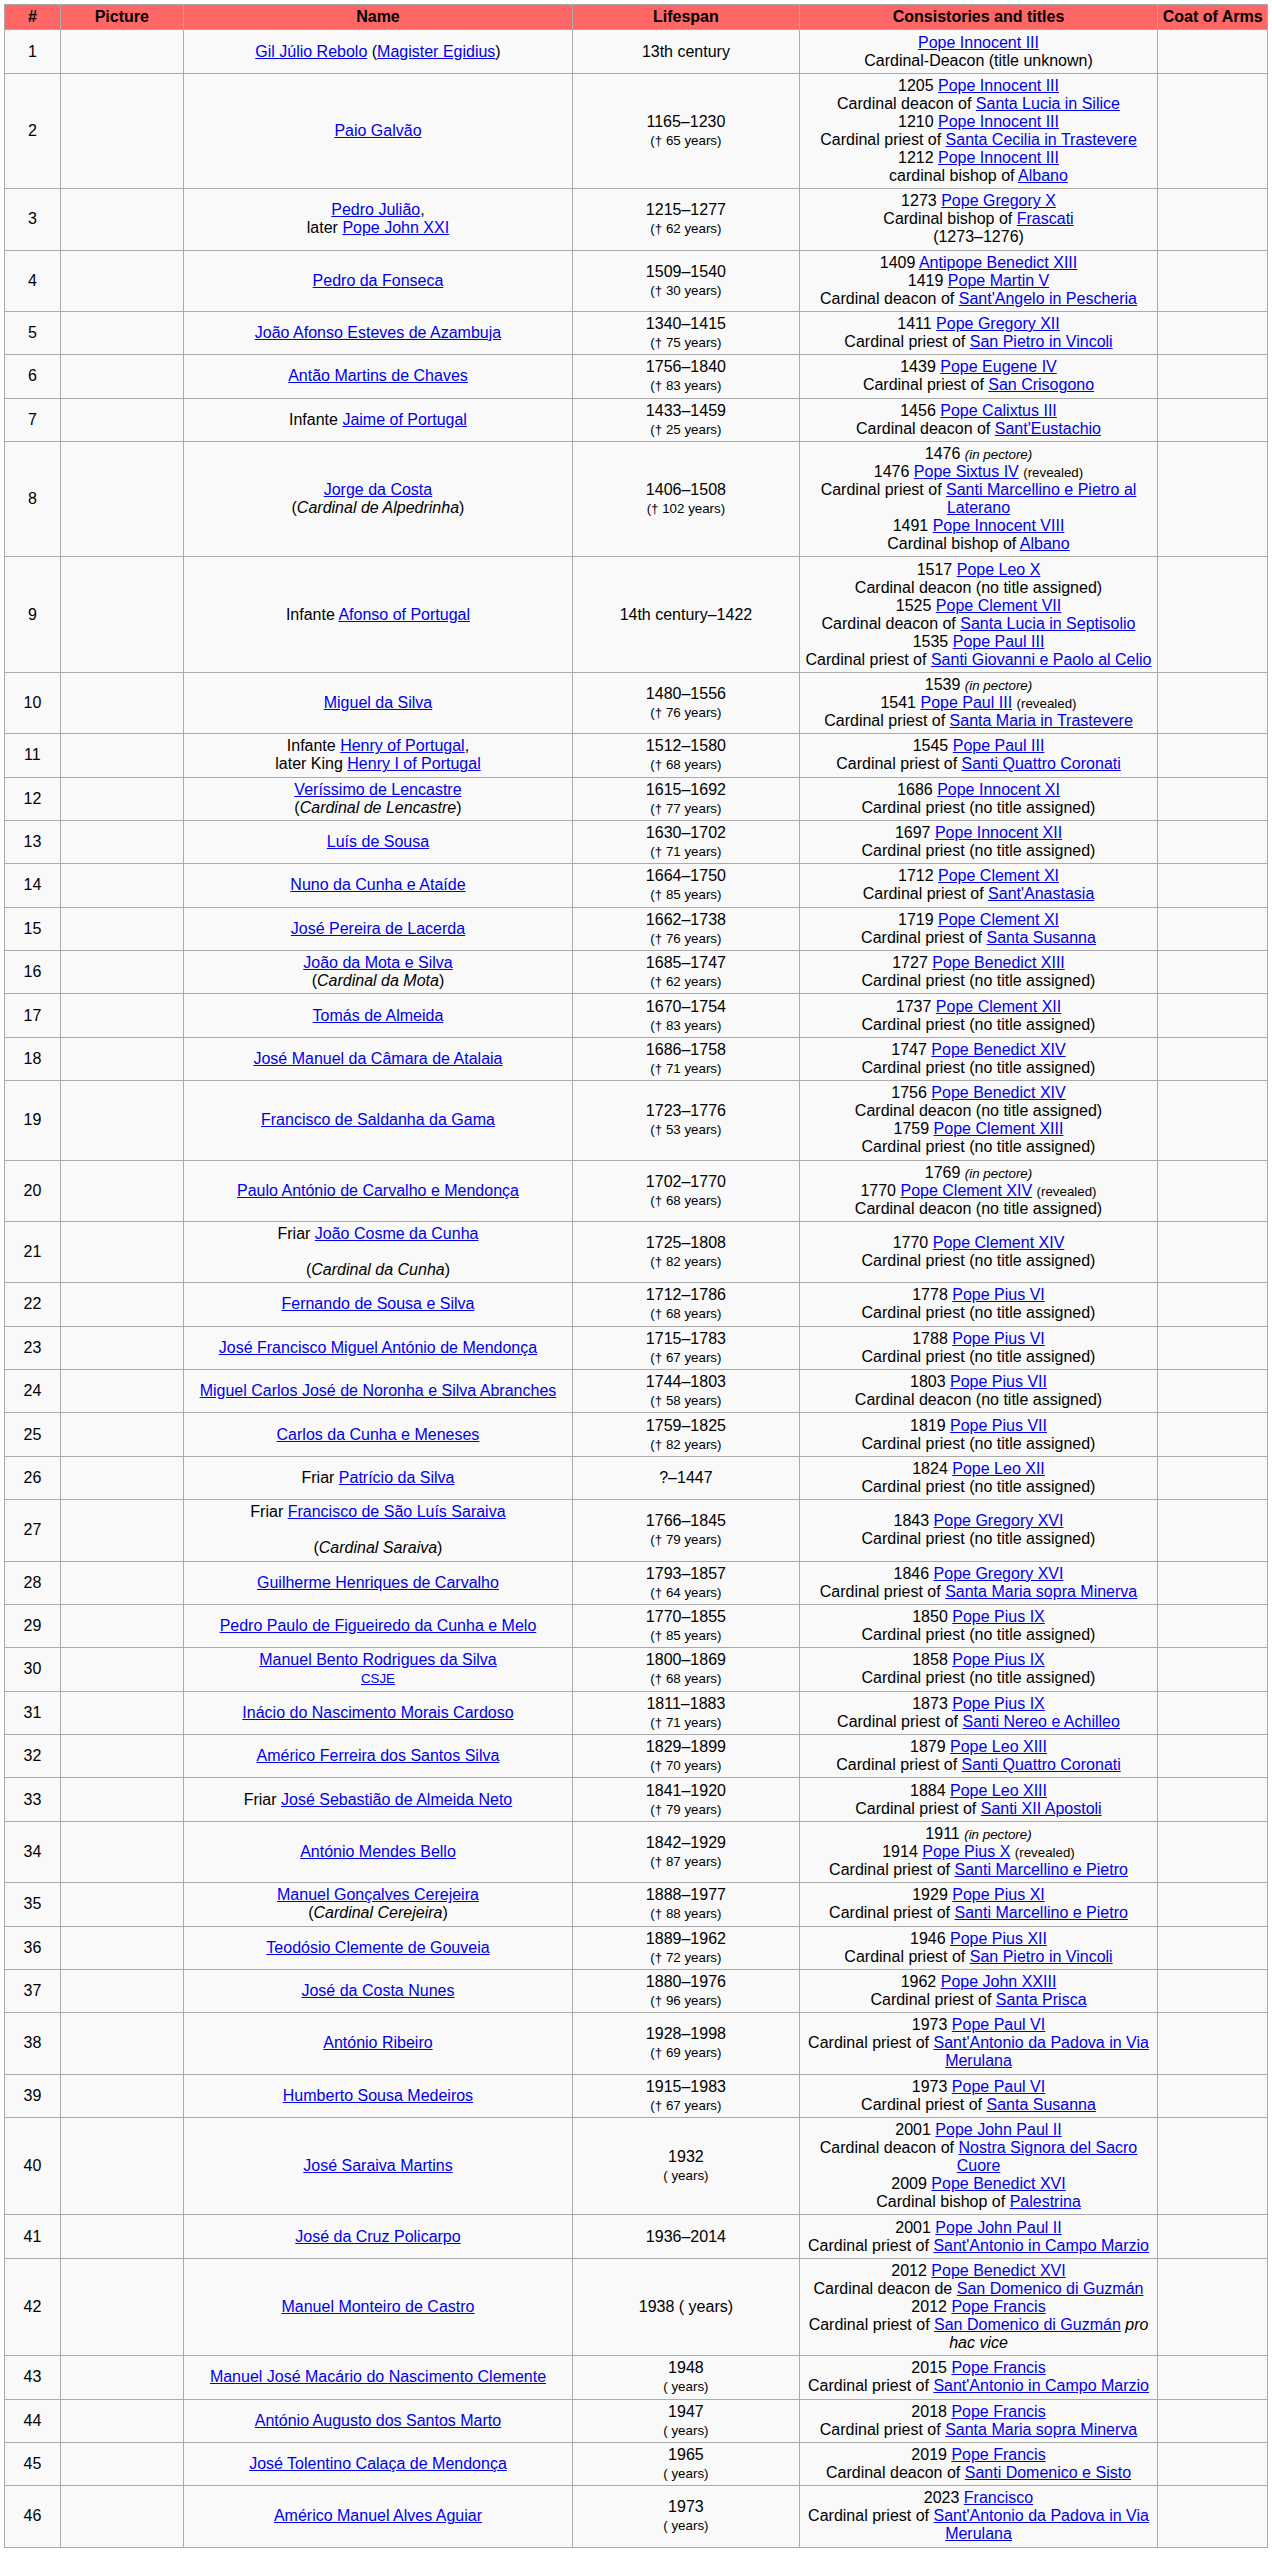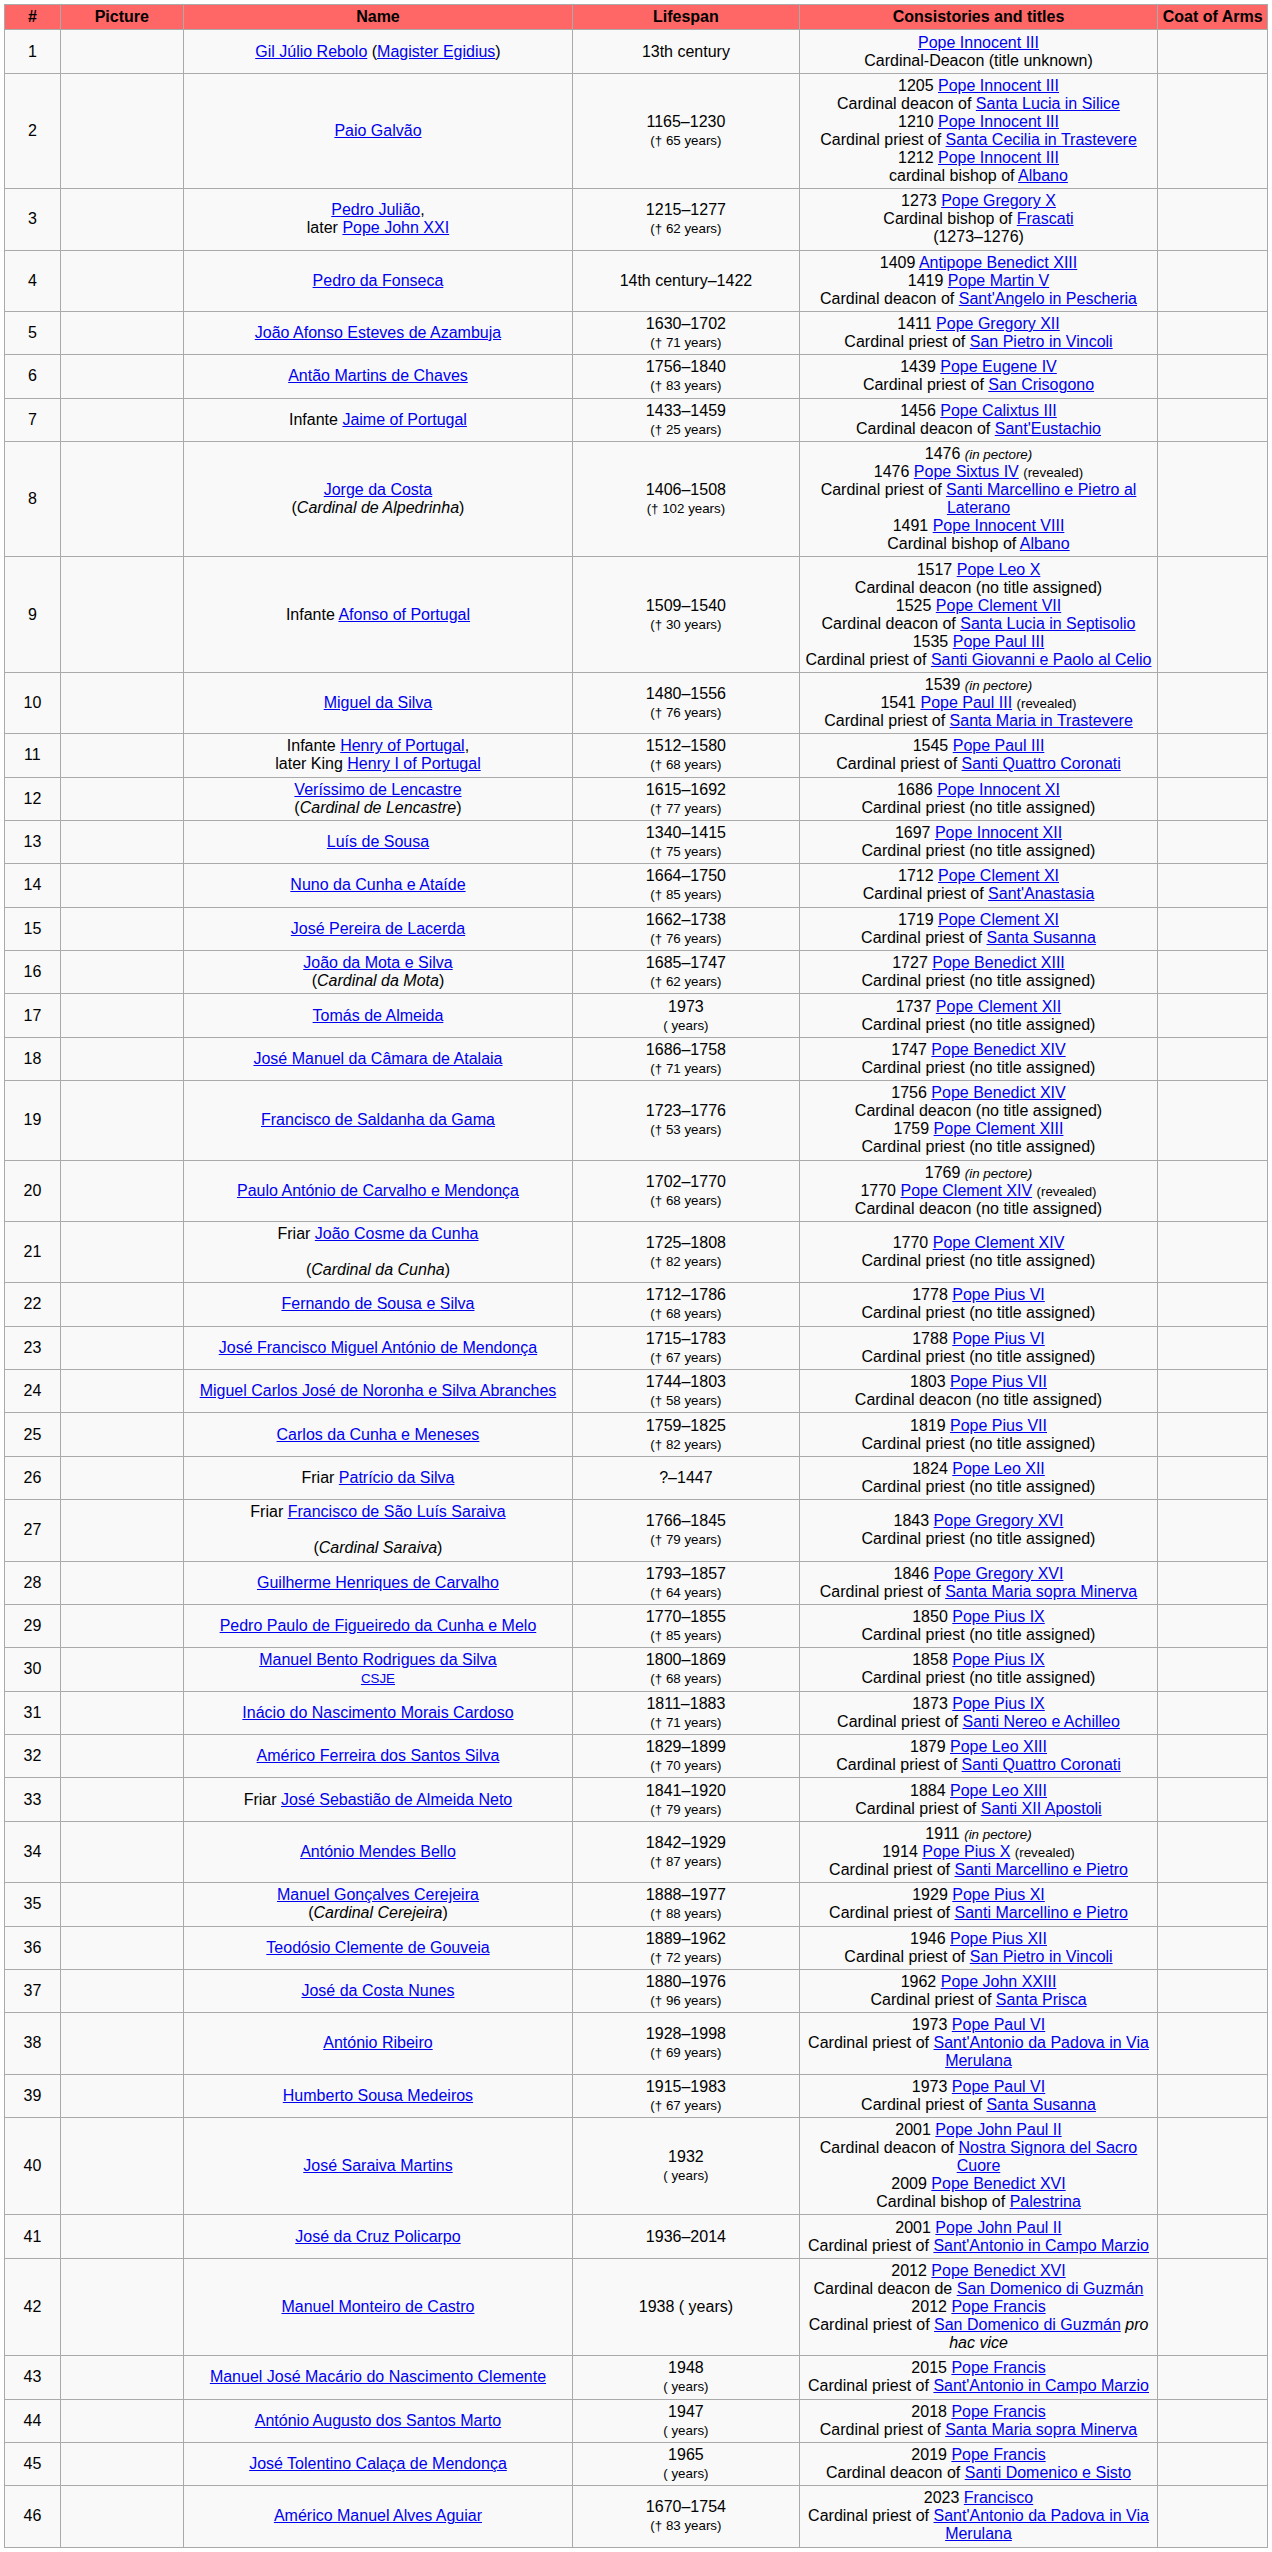(686, 280) 1509–1540 († 30 years) -> (686, 280) 14th century–1422
(686, 333) 1340–1415 († 75 years) -> (686, 333) 1630–1702 († 71 years)
(686, 614) 14th century–1422 -> (686, 614) 1509–1540 († 30 years)
(686, 842) 1630–1702 († 71 years) -> (686, 842) 1340–1415 († 75 years)
(686, 1015) 1670–1754 († 83 years) -> (686, 1015) 1973 ( years)
(686, 2516) 1973 ( years) -> (686, 2516) 1670–1754 († 83 years)
